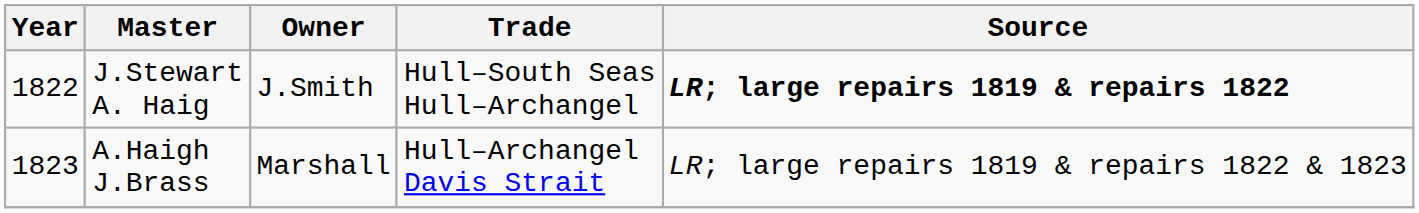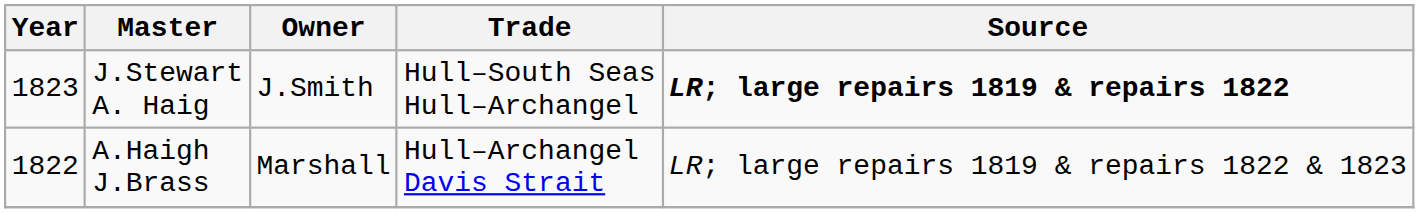(45, 90) 1822 -> (45, 90) 1823
(45, 167) 1823 -> (45, 167) 1822
